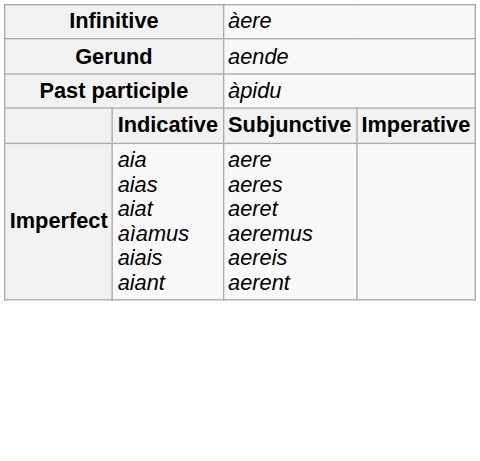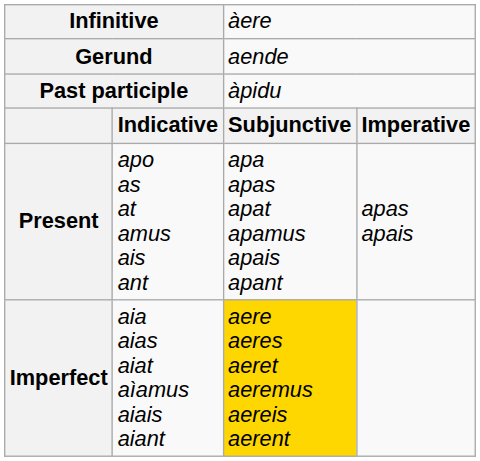+ row: (59, 220)
(270, 220) no background -> (270, 377) gold background
